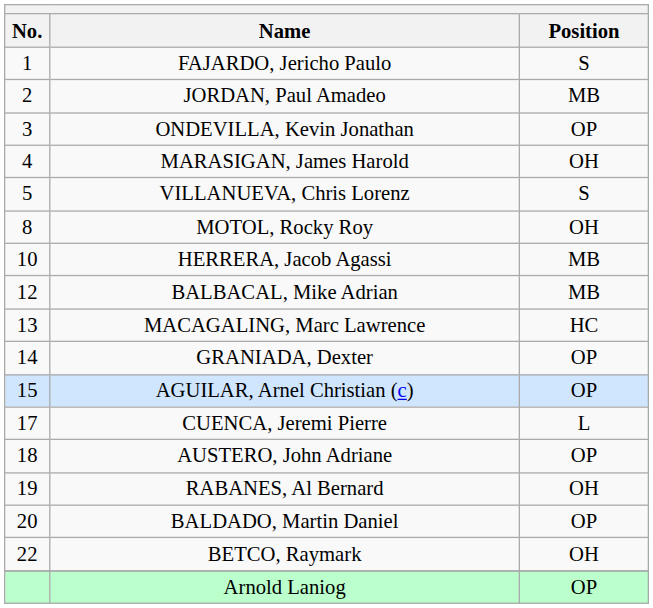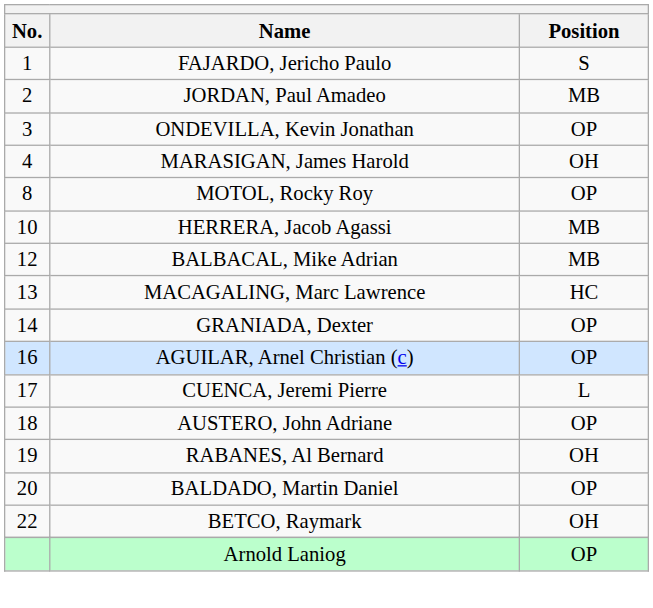- row: (285, 194)
(584, 226) OH -> (584, 194) OP
(27, 390) 15 -> (27, 357) 16
